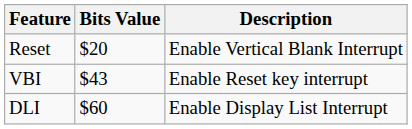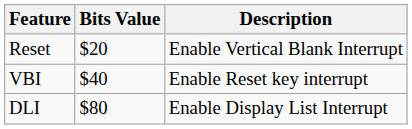(94, 78) $43 -> (94, 78) $40
(94, 108) $60 -> (94, 108) $80
